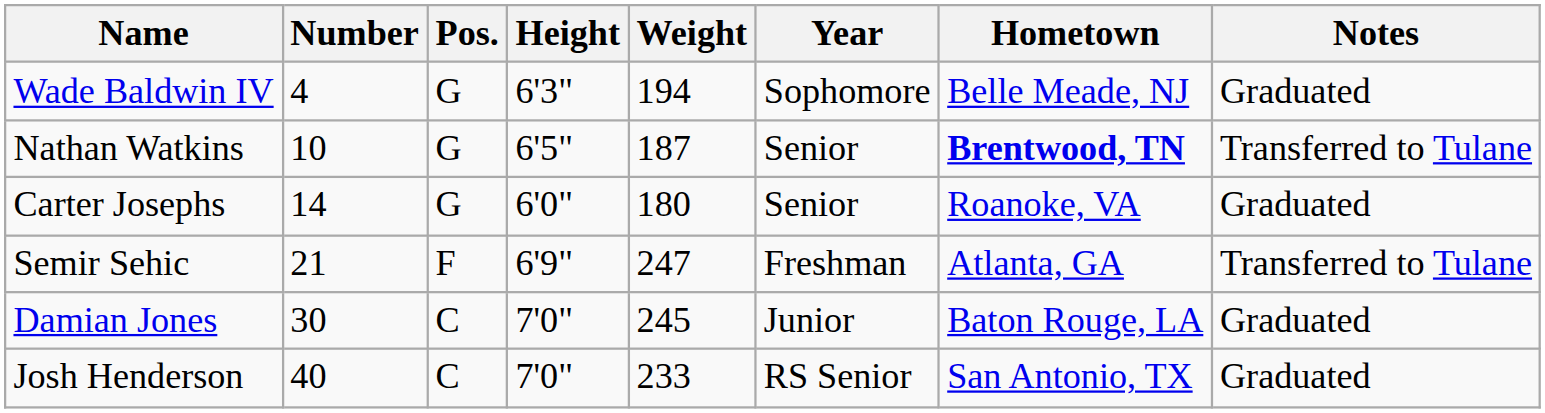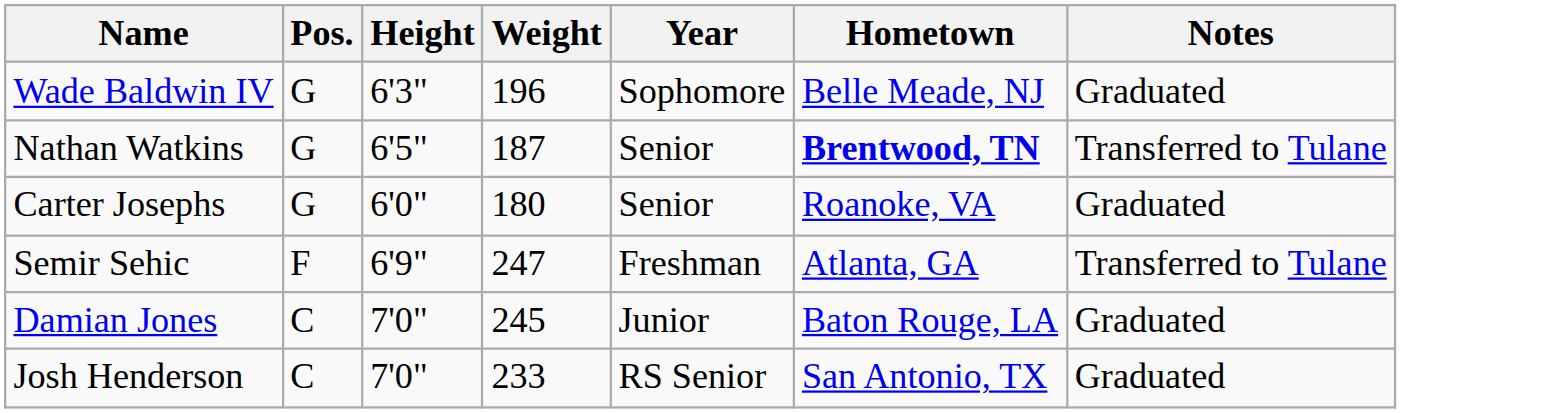- column: (355, 33)
(664, 90) 194 -> (519, 90) 196
